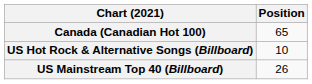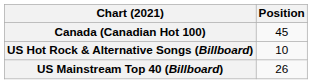(282, 32) 65 -> (282, 32) 45
